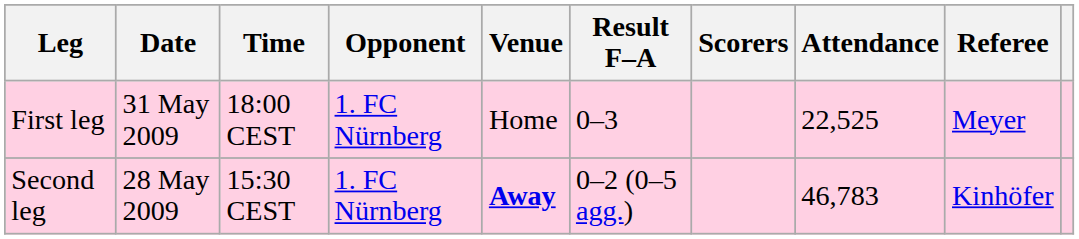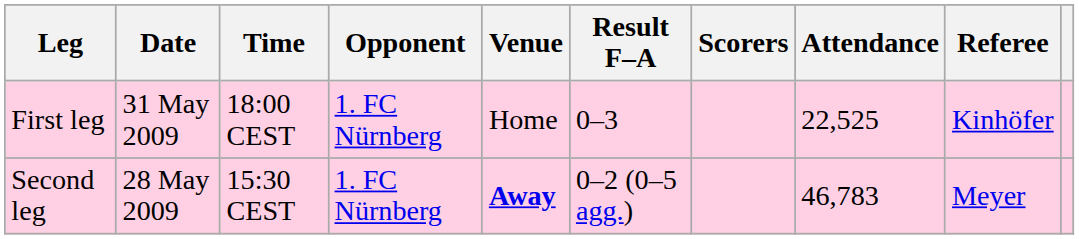(989, 119) Meyer -> (1003, 119) Kinhöfer
(1003, 195) Kinhöfer -> (989, 195) Meyer
